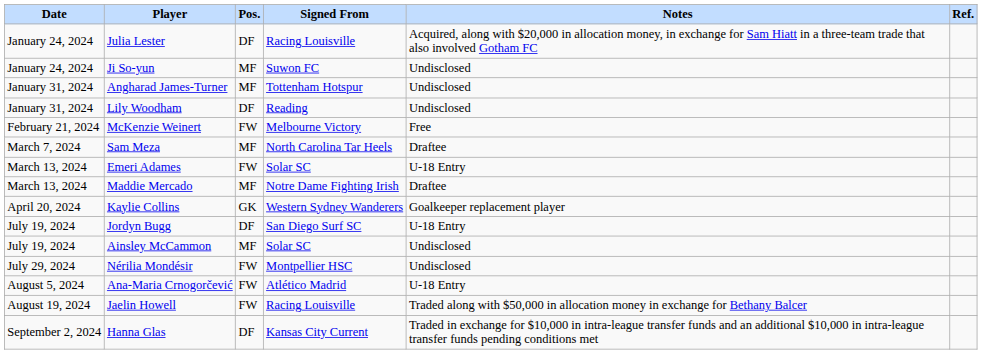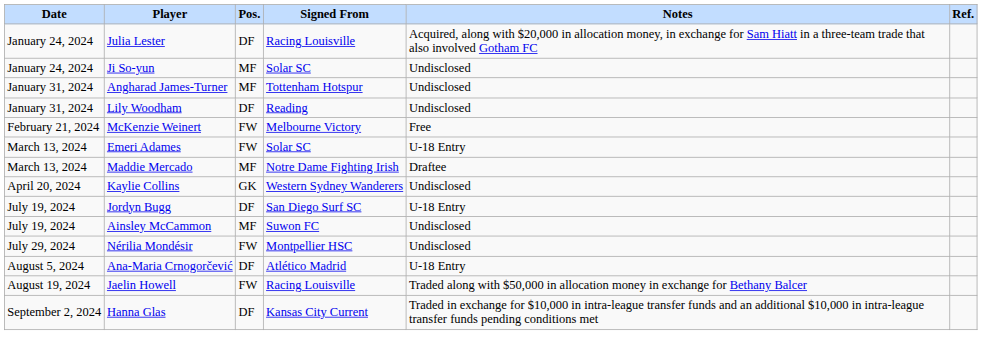(293, 68) Suwon FC -> (288, 68) Solar SC
- row: (133, 147)
(487, 206) Goalkeeper replacement player -> (440, 186) Undisclosed
(288, 246) Solar SC -> (293, 226) Suwon FC
(248, 285) FW -> (246, 265) DF
